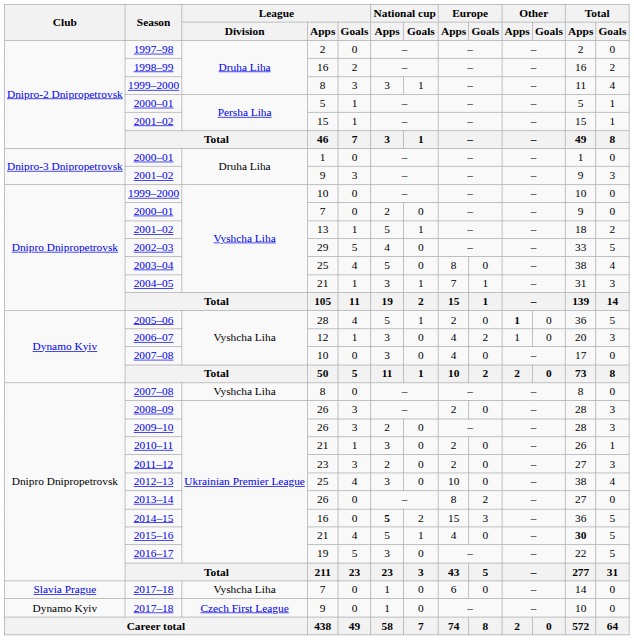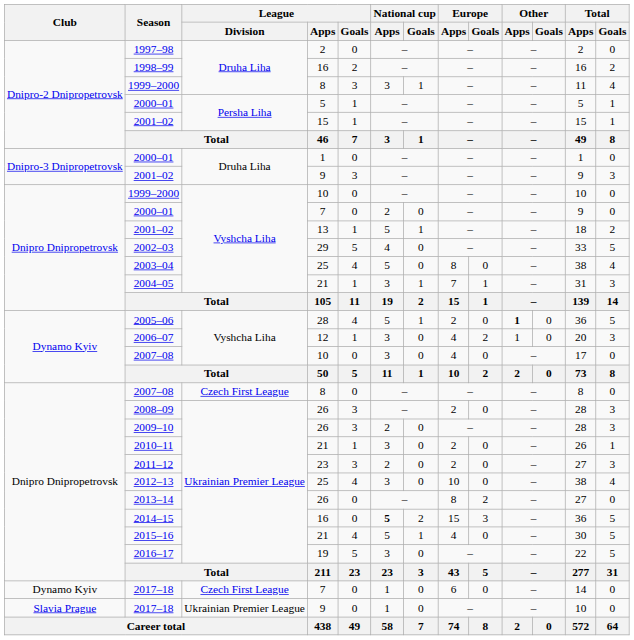(245, 391) Vyshcha Liha -> (245, 391) Czech First League
(581, 535) bold -> (581, 535) normal
(65, 590) Slavia Prague -> (65, 590) Dynamo Kyiv
(245, 590) Vyshcha Liha -> (245, 590) Czech First League
(65, 608) Dynamo Kyiv -> (65, 608) Slavia Prague
(245, 608) Czech First League -> (245, 608) Ukrainian Premier League
